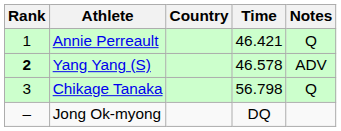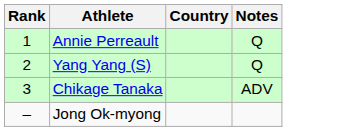- column: (259, 16)
(27, 65) bold -> (27, 65) normal
(311, 65) ADV -> (257, 65) Q
(311, 89) Q -> (257, 89) ADV
